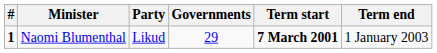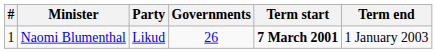(11, 37) bold -> (11, 37) normal
(211, 37) 29 -> (211, 37) 26
